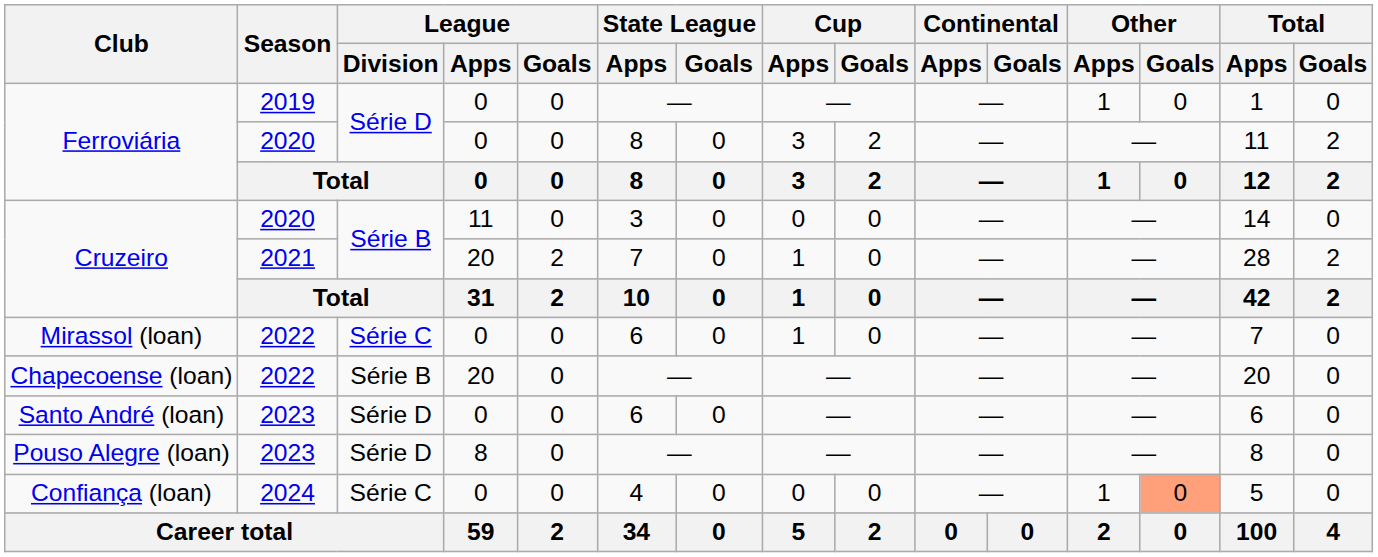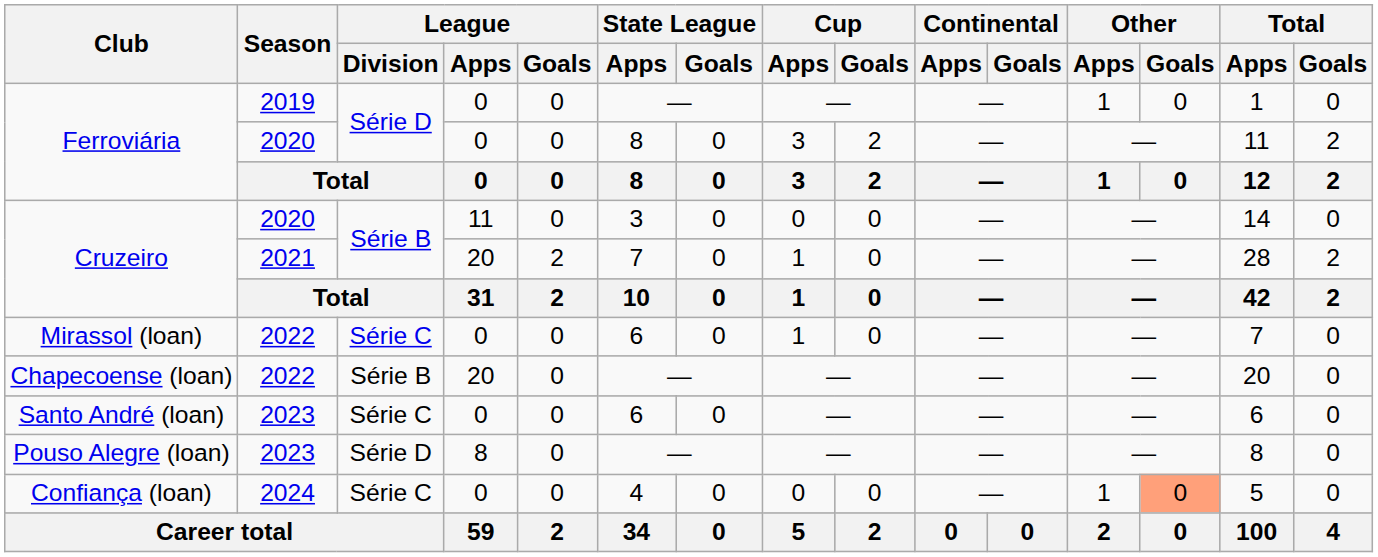(391, 414) Série D -> (391, 414) Série C
